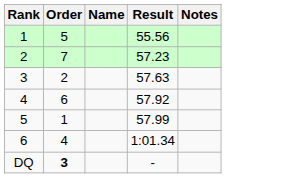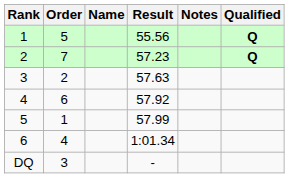+ column: (253, 15)
(64, 162) bold -> (64, 162) normal
